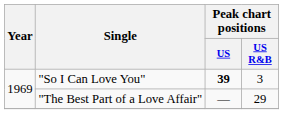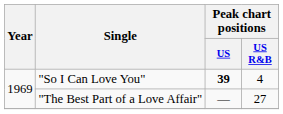(260, 79) 3 -> (260, 79) 4
(260, 99) 29 -> (260, 99) 27
